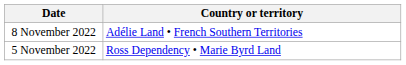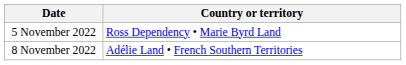rows swapped: (54, 50) <-> (54, 32)
